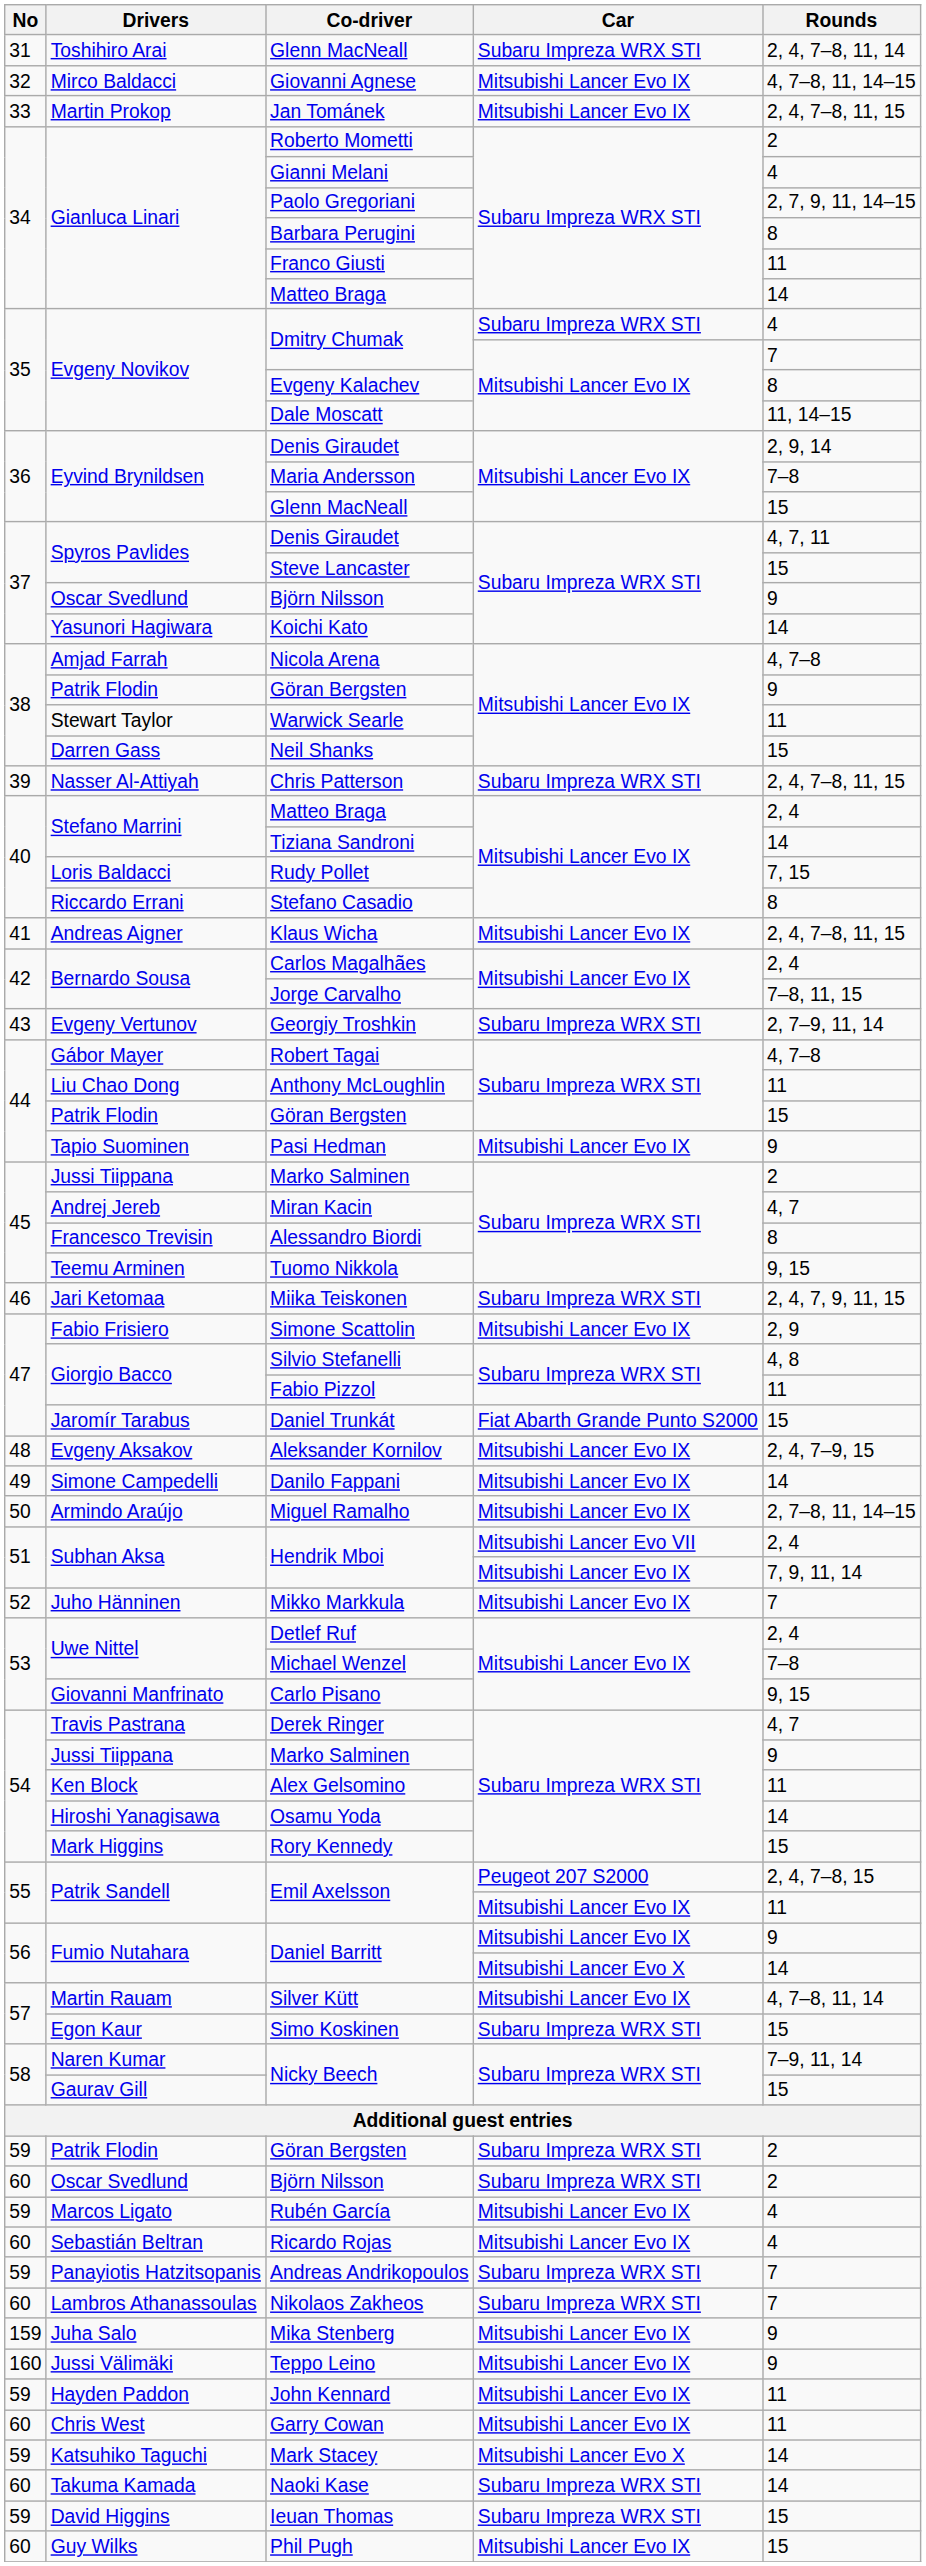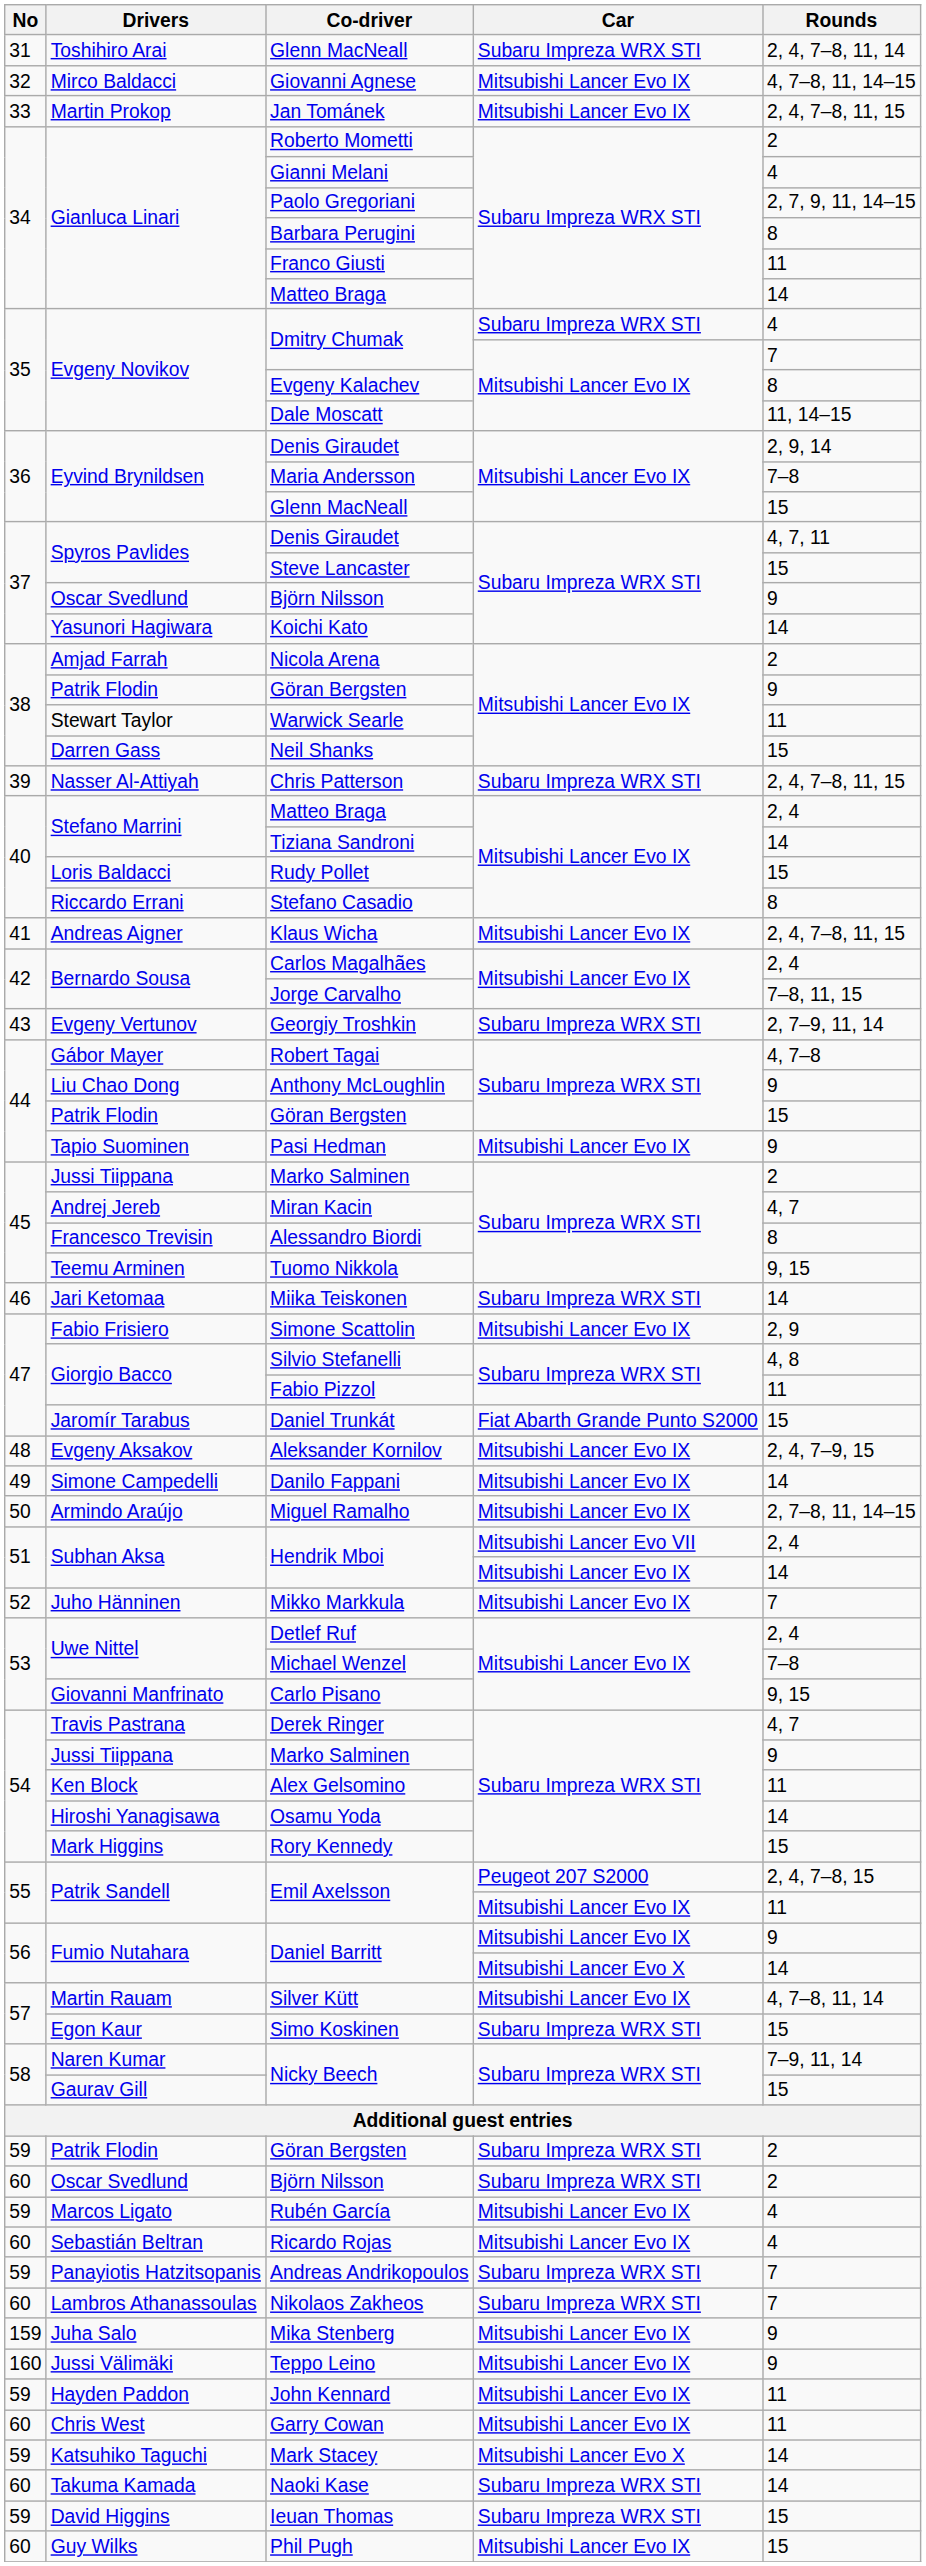(794, 659) 4, 7–8 -> (772, 659) 2
(788, 872) 7, 15 -> (778, 872) 15
(777, 1085) 11 -> (772, 1085) 9
(836, 1298) 2, 4, 7, 9, 11, 15 -> (778, 1298) 14
(815, 1572) 7, 9, 11, 14 -> (778, 1572) 14
